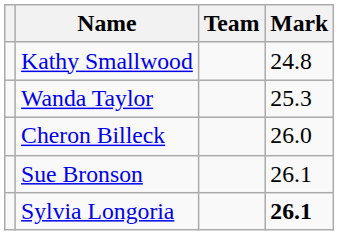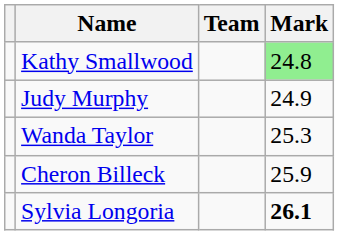(291, 60) no background -> (291, 60) lightgreen background
+ row: (85, 98)
(291, 135) 26.0 -> (291, 173) 25.9
- row: (82, 173)
